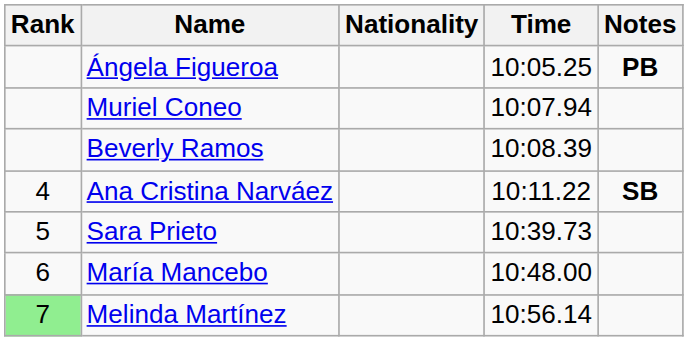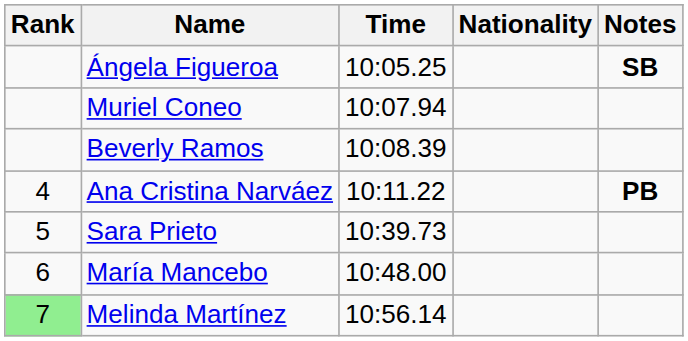columns swapped: (412, 25) <-> (541, 25)
(640, 66) PB -> (640, 66) SB
(640, 190) SB -> (640, 190) PB
